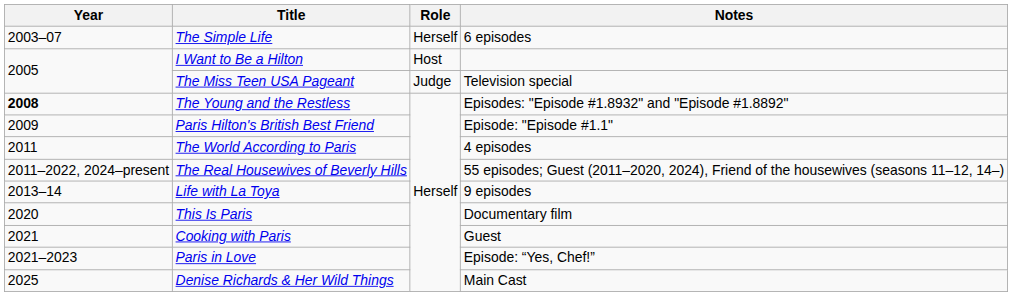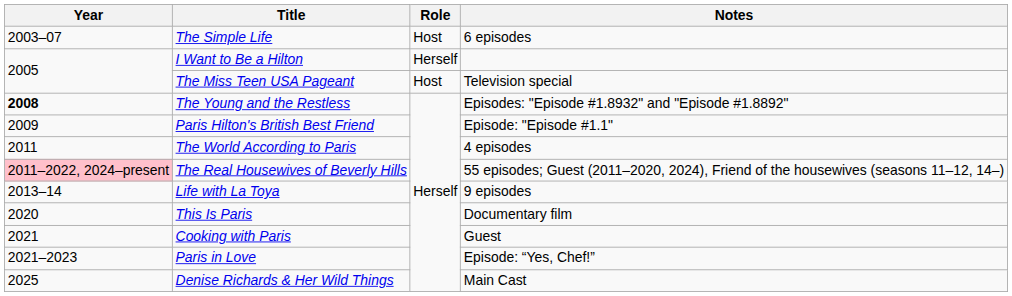(435, 37) Herself -> (428, 37) Host
(428, 59) Host -> (435, 59) Herself
(432, 81) Judge -> (428, 81) Host
(88, 170) no background -> (88, 170) pink background
